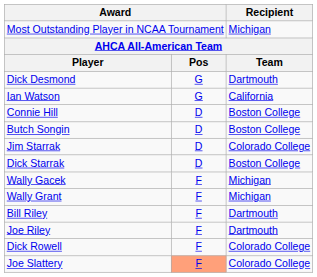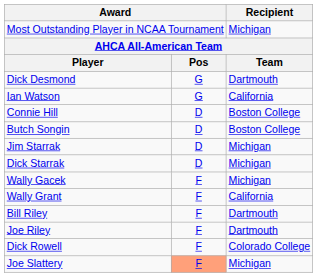(269, 146) Colorado College -> (250, 146) Michigan
(264, 163) Boston College -> (250, 163) Michigan
(250, 197) Michigan -> (251, 197) California
(269, 264) Colorado College -> (250, 264) Michigan
